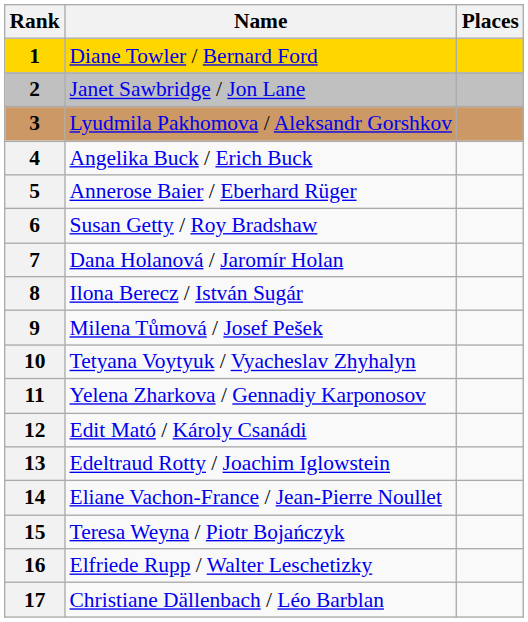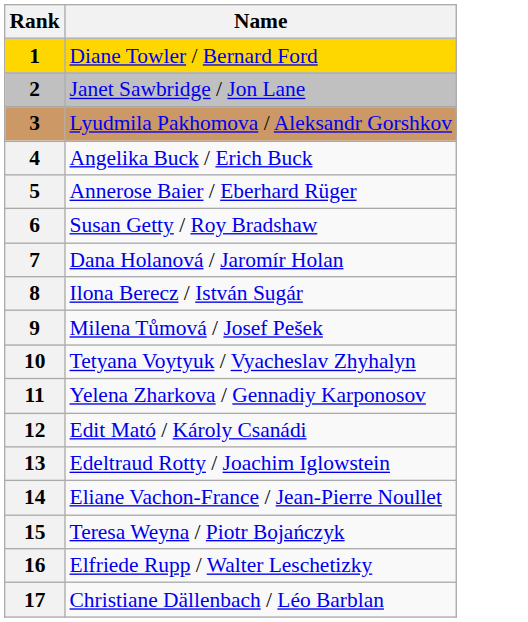- column: (490, 21)
